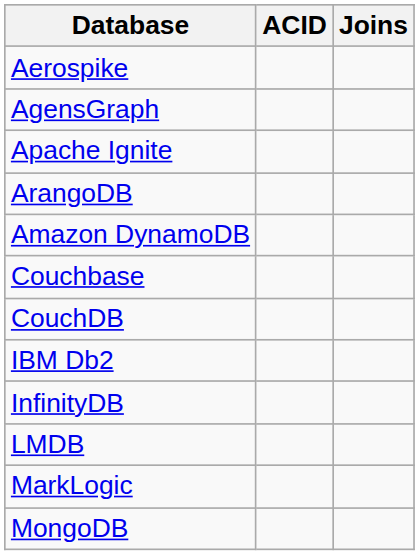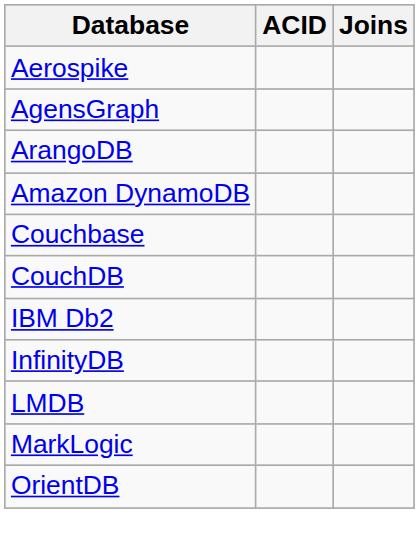- row: (92, 151)
- row: (70, 527)
+ row: (65, 485)
